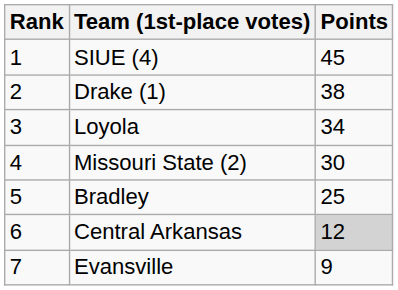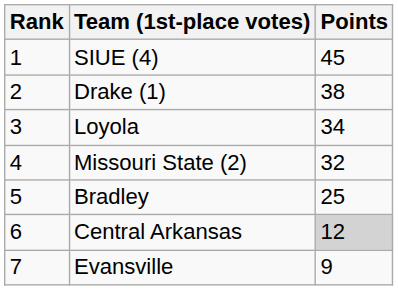(333, 162) 30 -> (333, 162) 32
